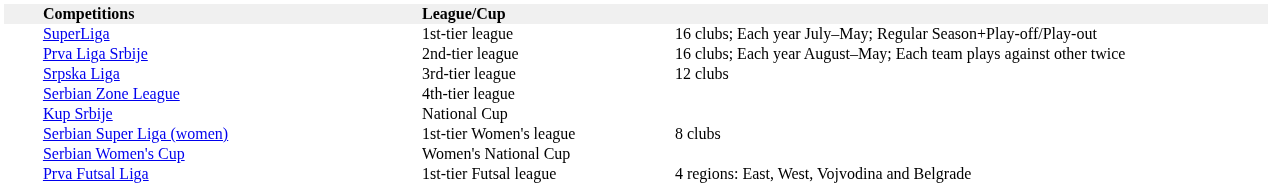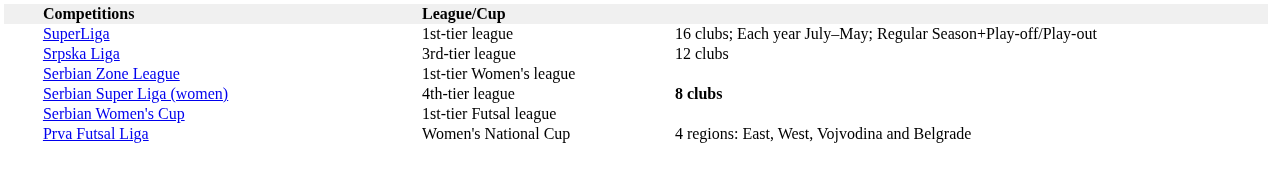- row: (95, 54)
(469, 94) 4th-tier league -> (499, 74) 1st-tier Women's league
- row: (78, 114)
(499, 134) 1st-tier Women's league -> (469, 94) 4th-tier league
(698, 134) normal -> (699, 94) bold
(496, 154) Women's National Cup -> (489, 114) 1st-tier Futsal league
(489, 174) 1st-tier Futsal league -> (496, 134) Women's National Cup
